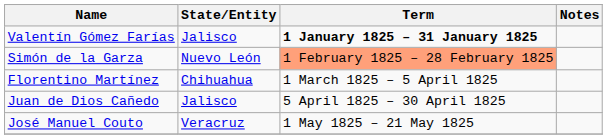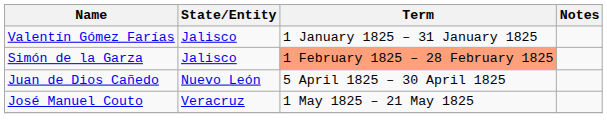(410, 37) bold -> (410, 37) normal
(221, 59) Nuevo León -> (209, 59) Jalisco
- row: (83, 80)
(209, 102) Jalisco -> (221, 80) Nuevo León
